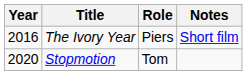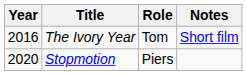(158, 37) Piers -> (155, 37) Tom
(155, 59) Tom -> (158, 59) Piers
